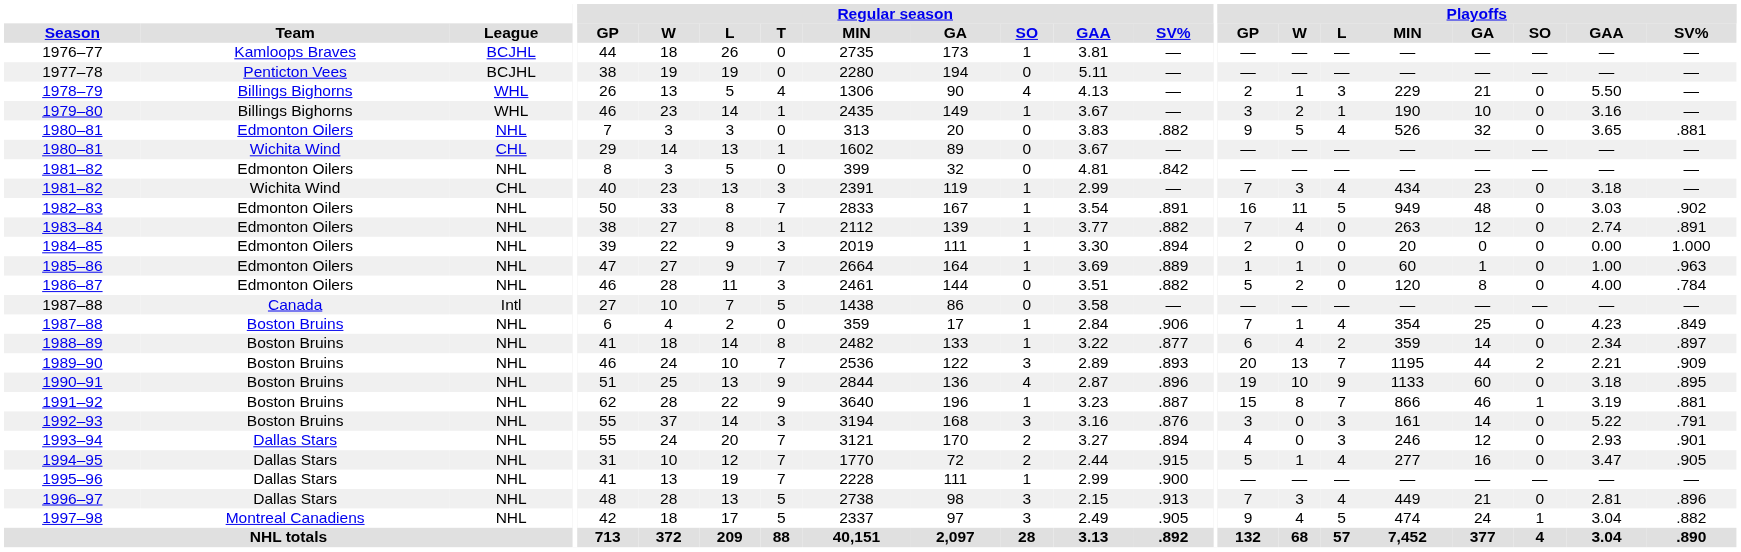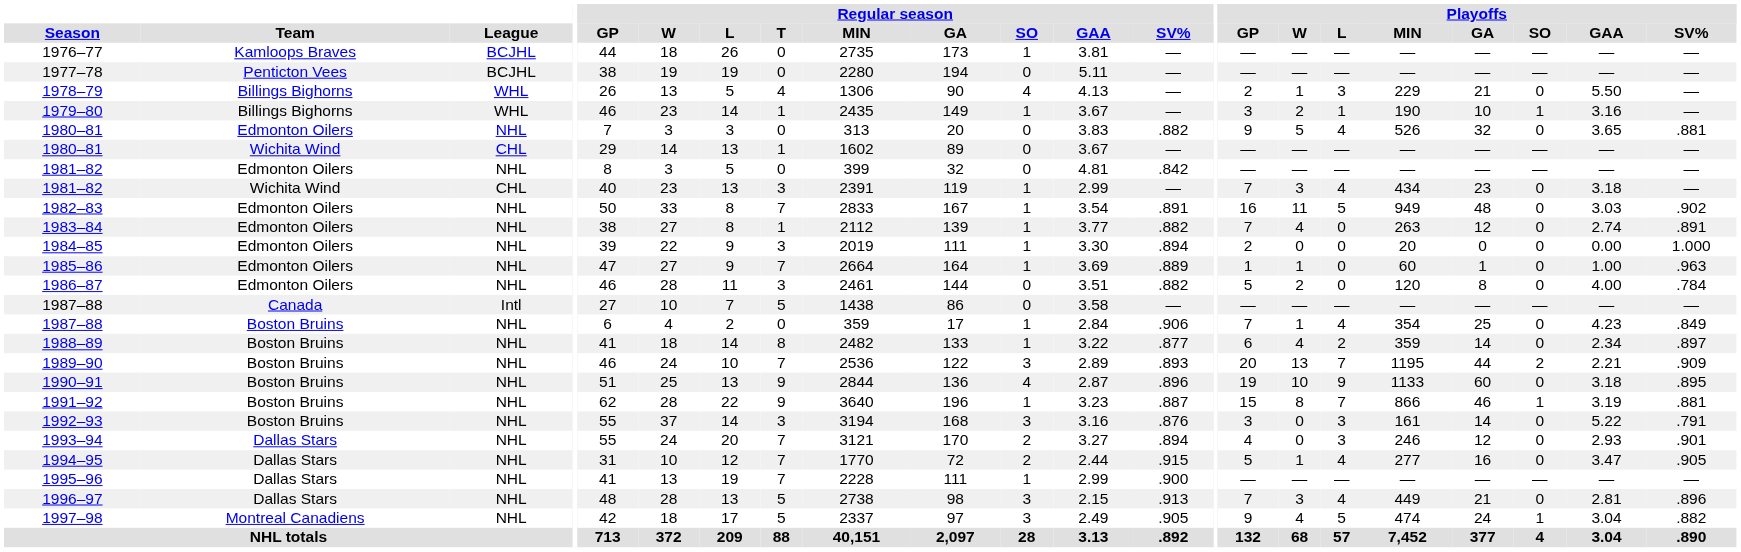(1540, 110) 0 -> (1540, 110) 1
